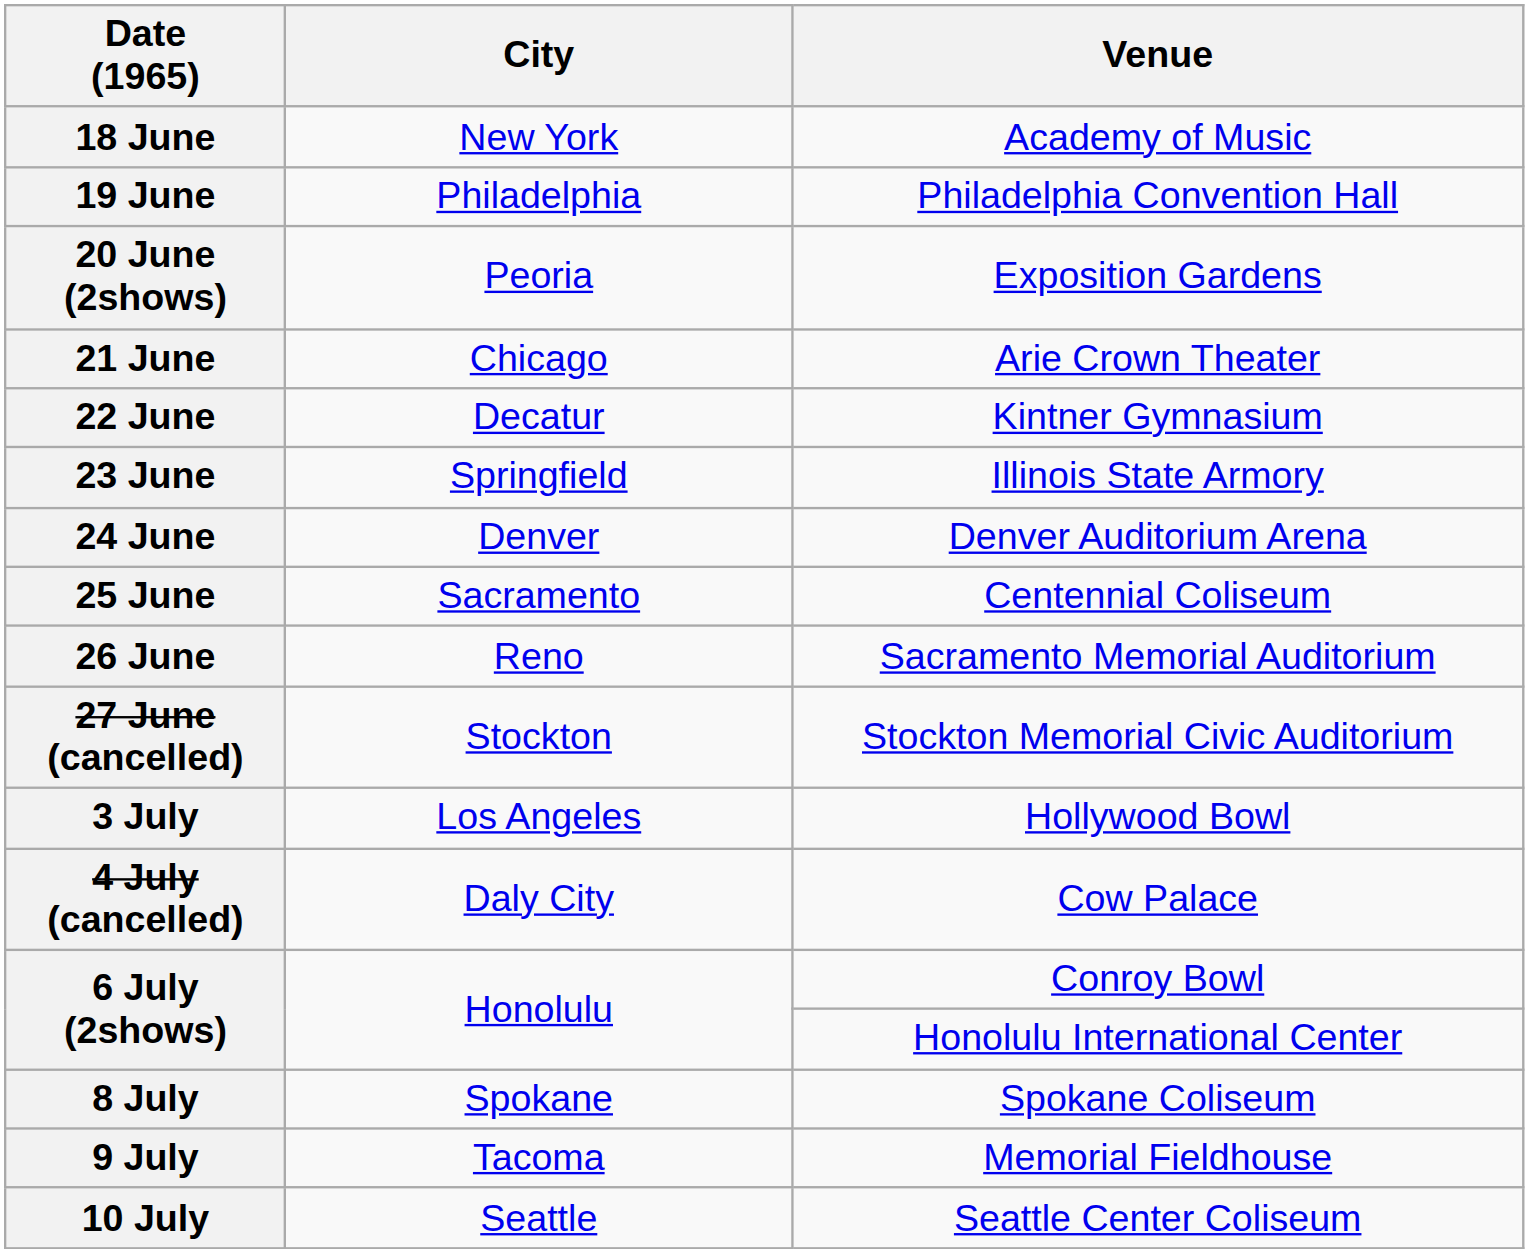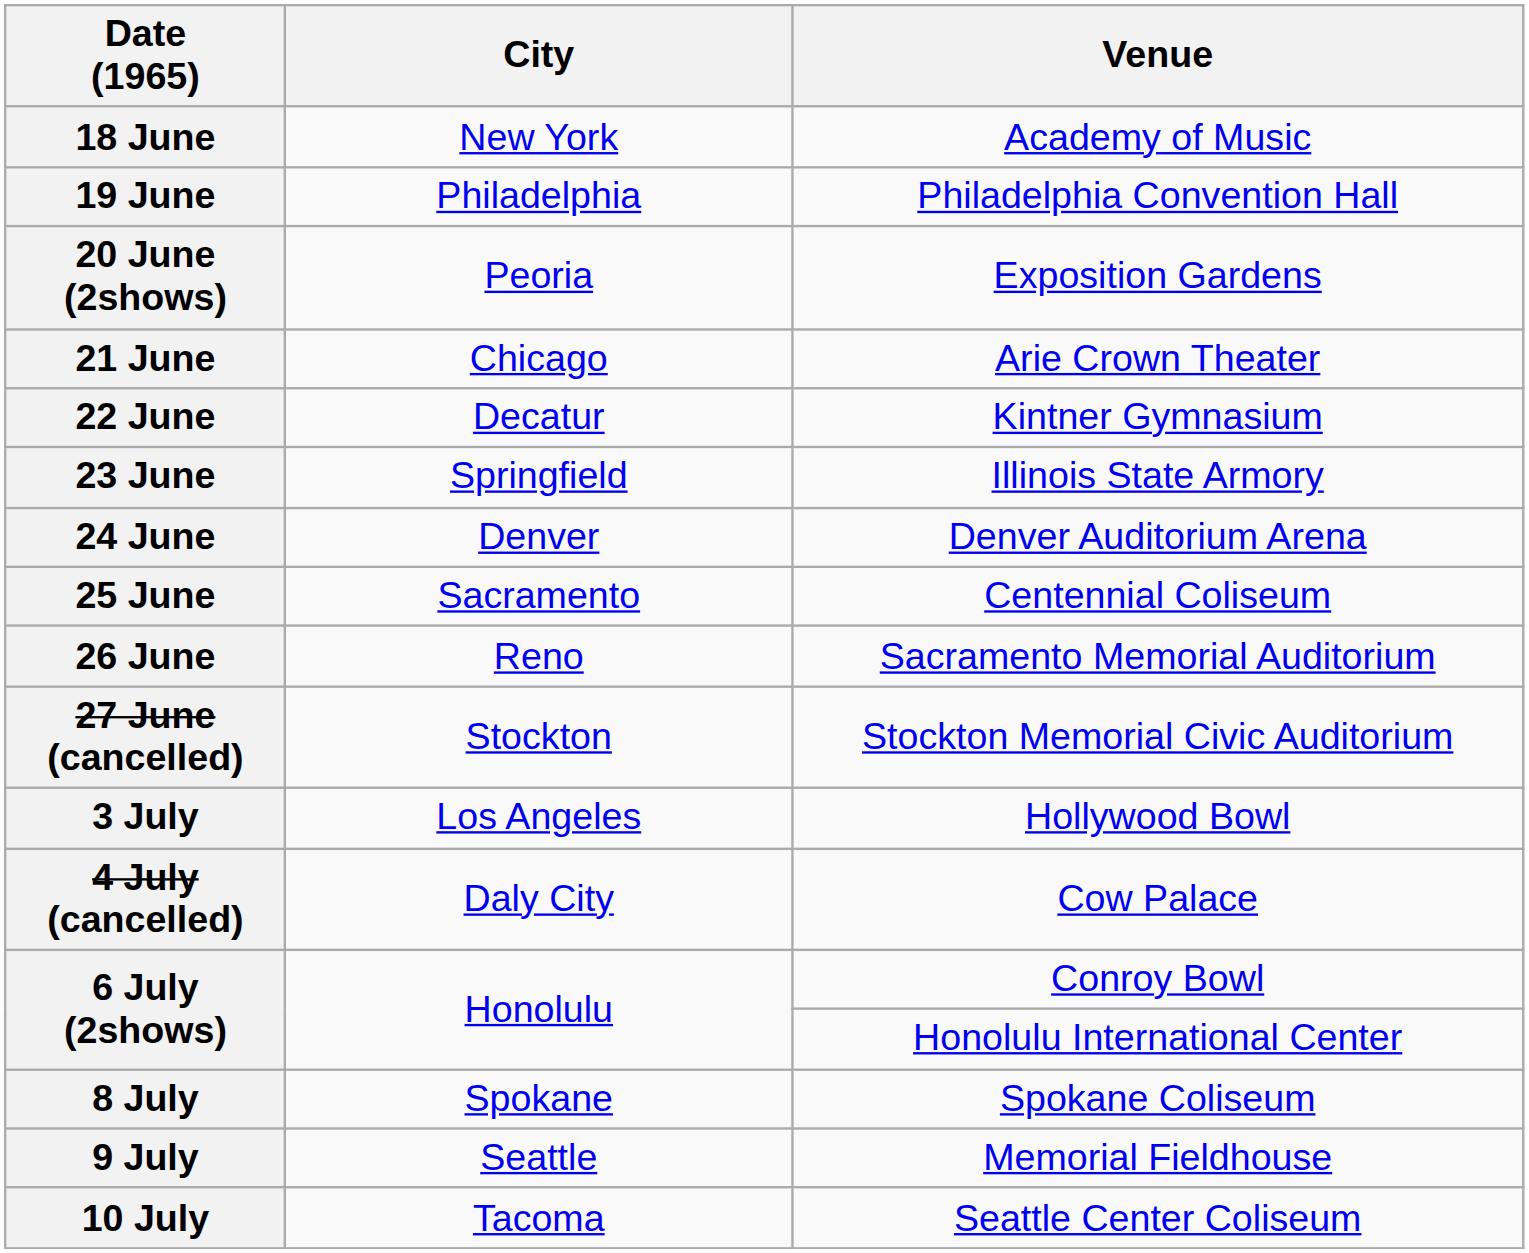(539, 1157) Tacoma -> (539, 1157) Seattle
(539, 1217) Seattle -> (539, 1217) Tacoma
